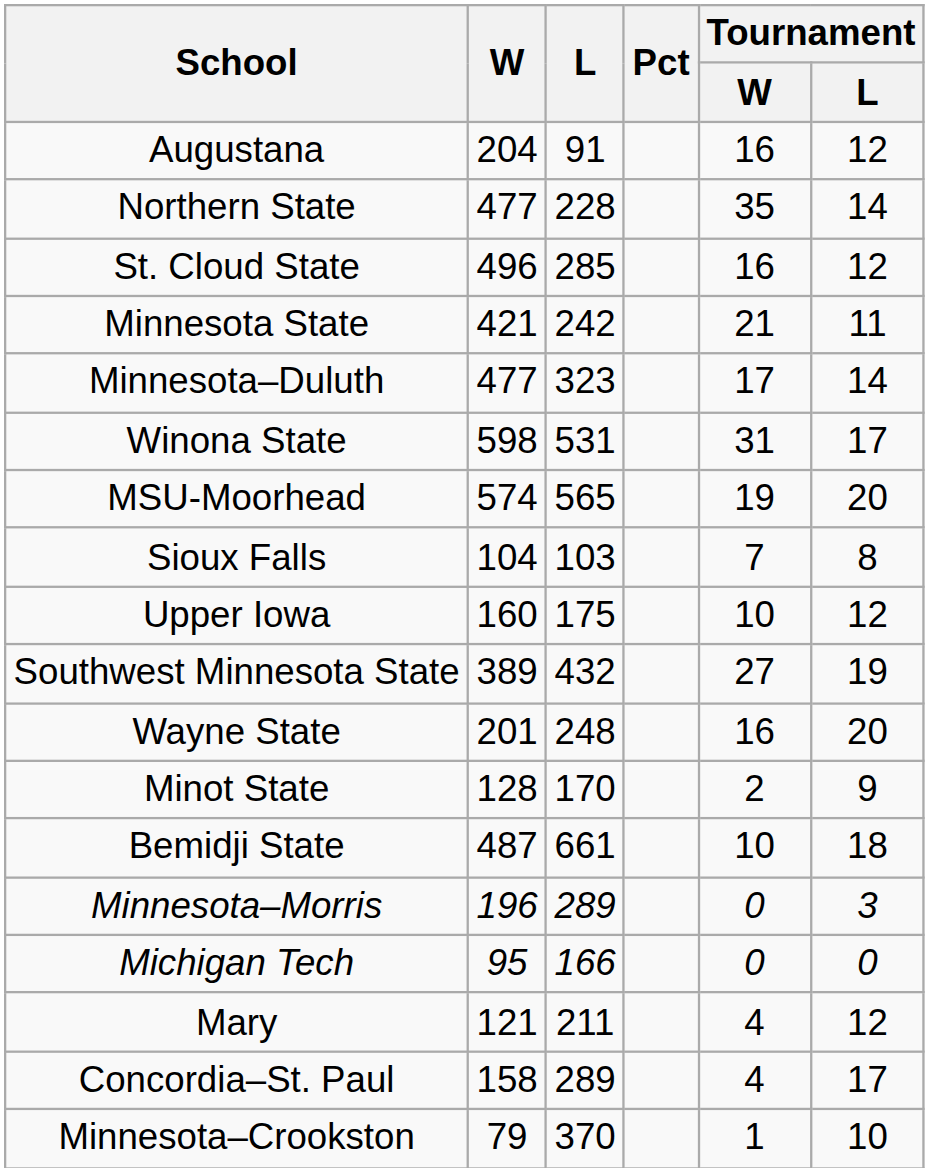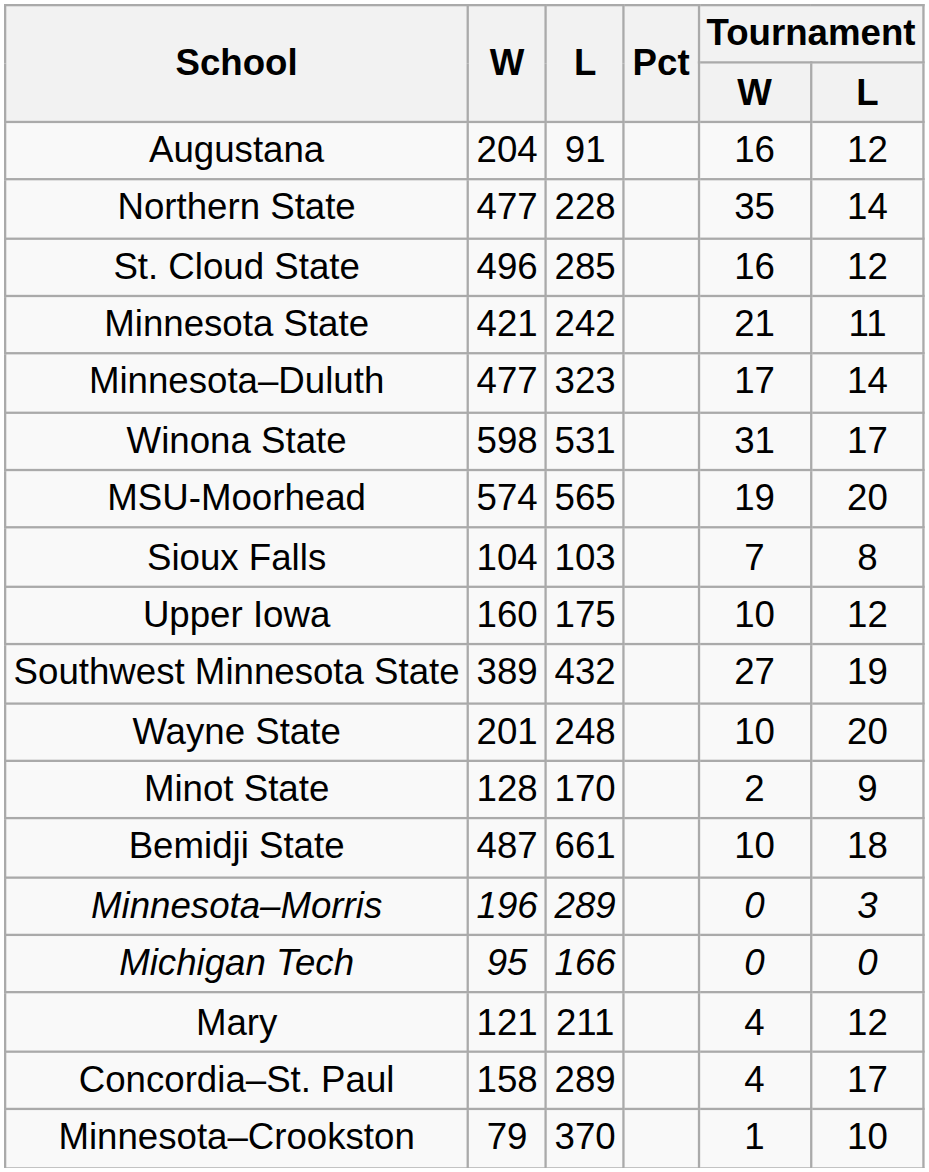(755, 730) 16 -> (755, 730) 10
